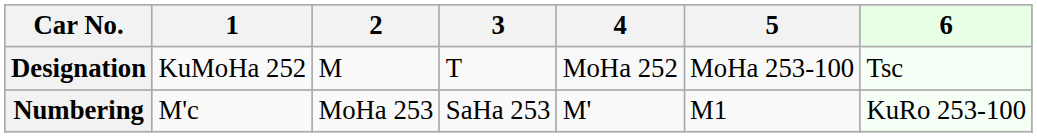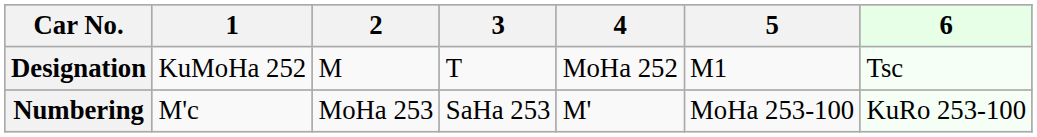(772, 68) MoHa 253-100 -> (709, 68) M1
(709, 110) M1 -> (772, 110) MoHa 253-100
